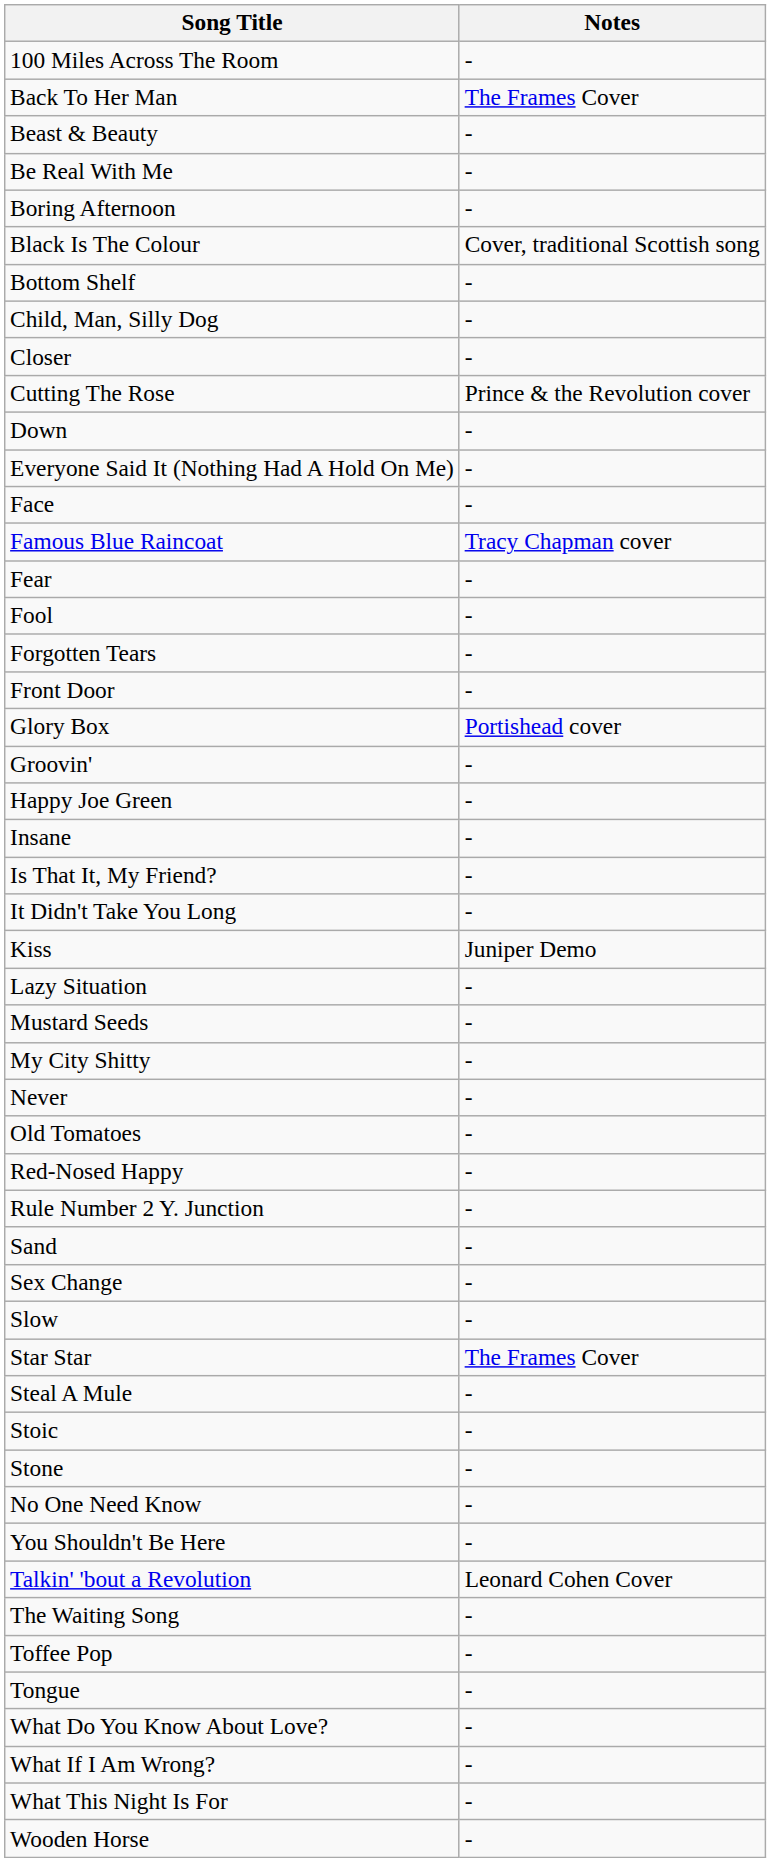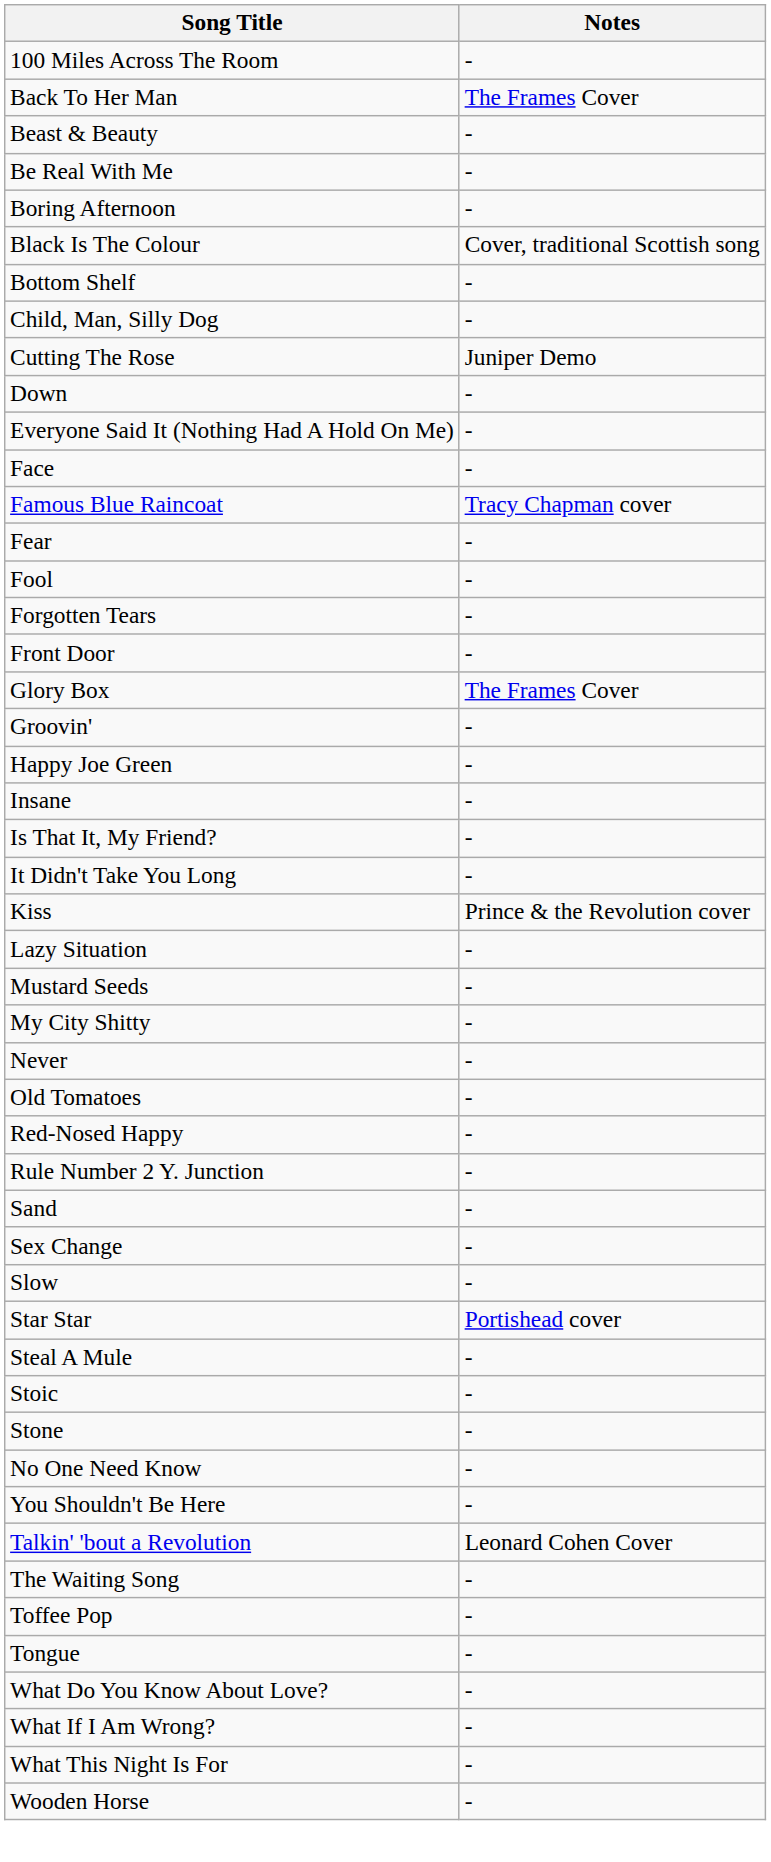- row: (41, 356)
(607, 393) Prince & the Revolution cover -> (531, 356) Juniper Demo
(543, 726) Portishead cover -> (552, 689) The Frames Cover
(531, 949) Juniper Demo -> (607, 912) Prince & the Revolution cover
(552, 1356) The Frames Cover -> (543, 1319) Portishead cover
